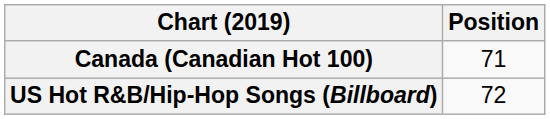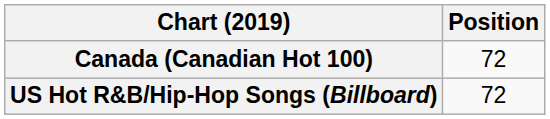(494, 59) 71 -> (494, 59) 72
